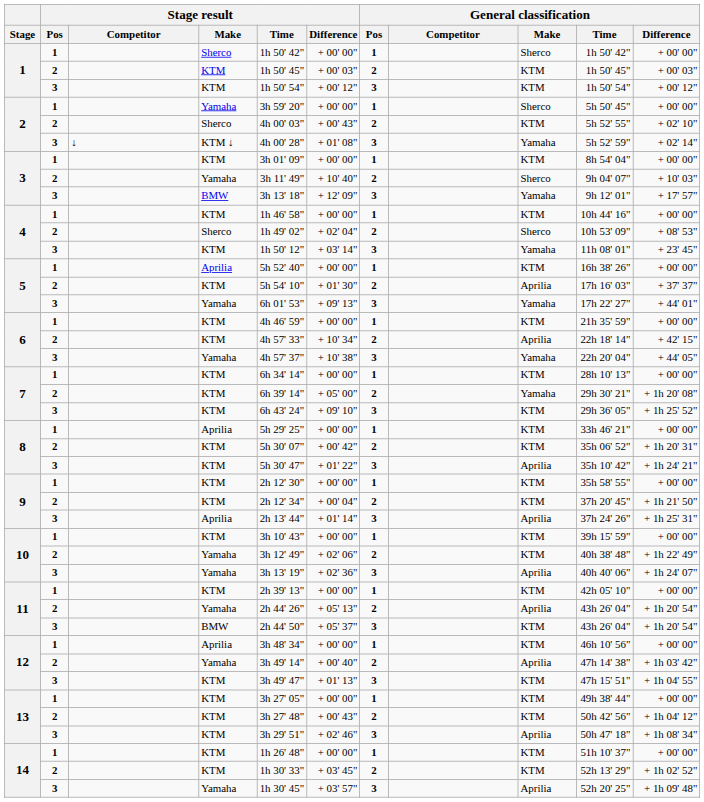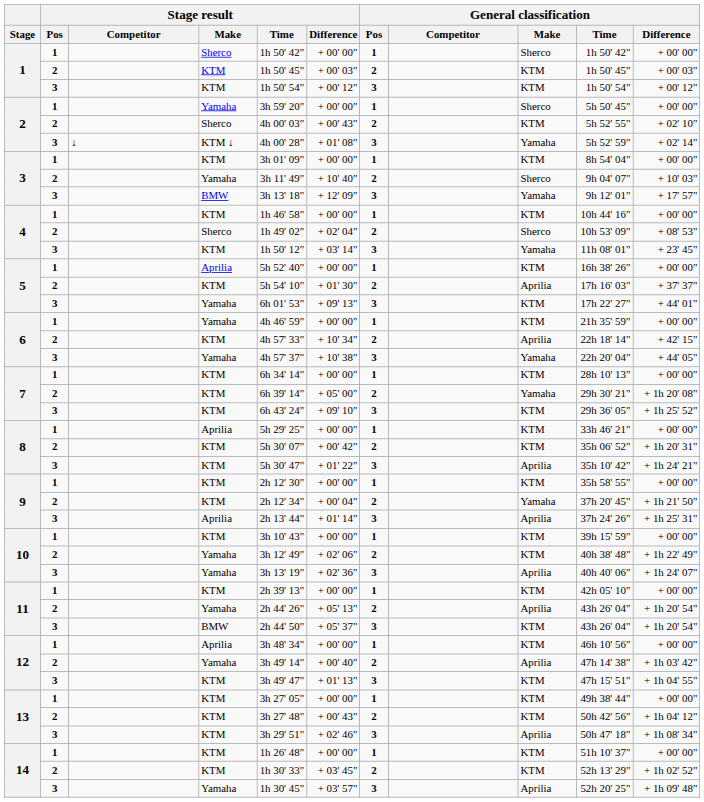(538, 303) Yamaha -> (533, 303) KTM
(213, 321) KTM -> (219, 321) Yamaha
(533, 500) KTM -> (538, 500) Yamaha
